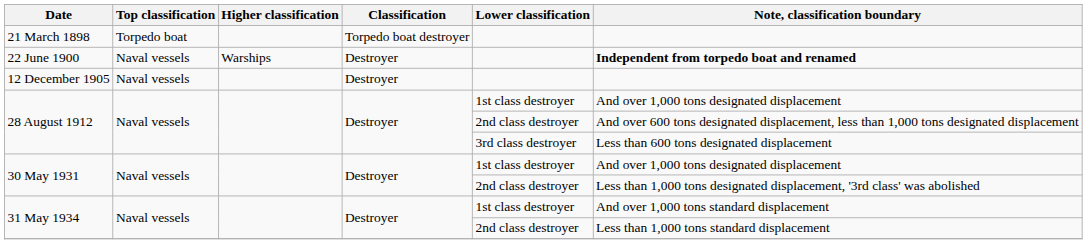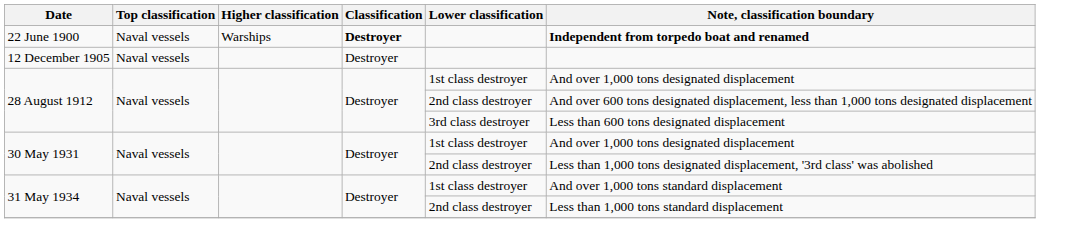- row: (49, 36)
(371, 57) normal -> (373, 36) bold
